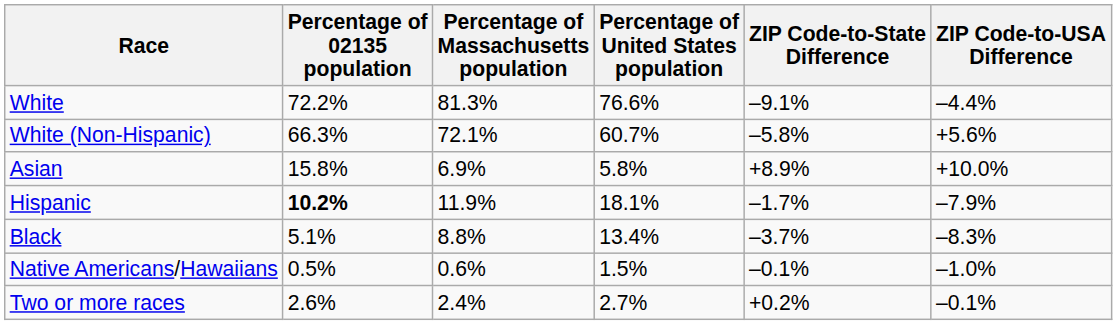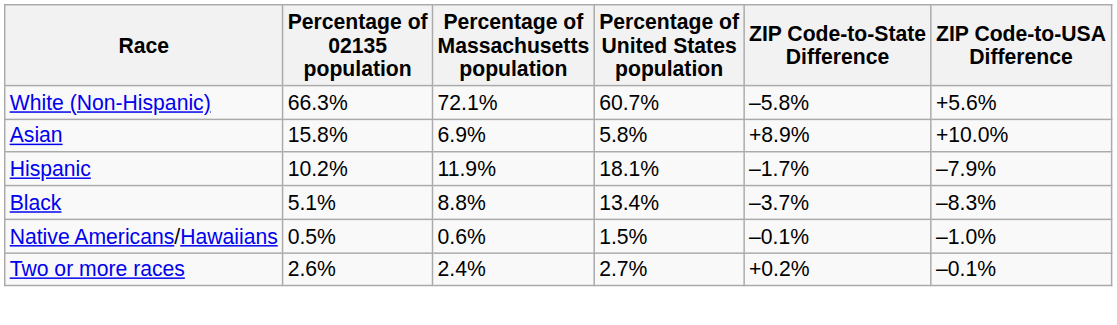- row: (37, 102)
(318, 203) bold -> (318, 169) normal
